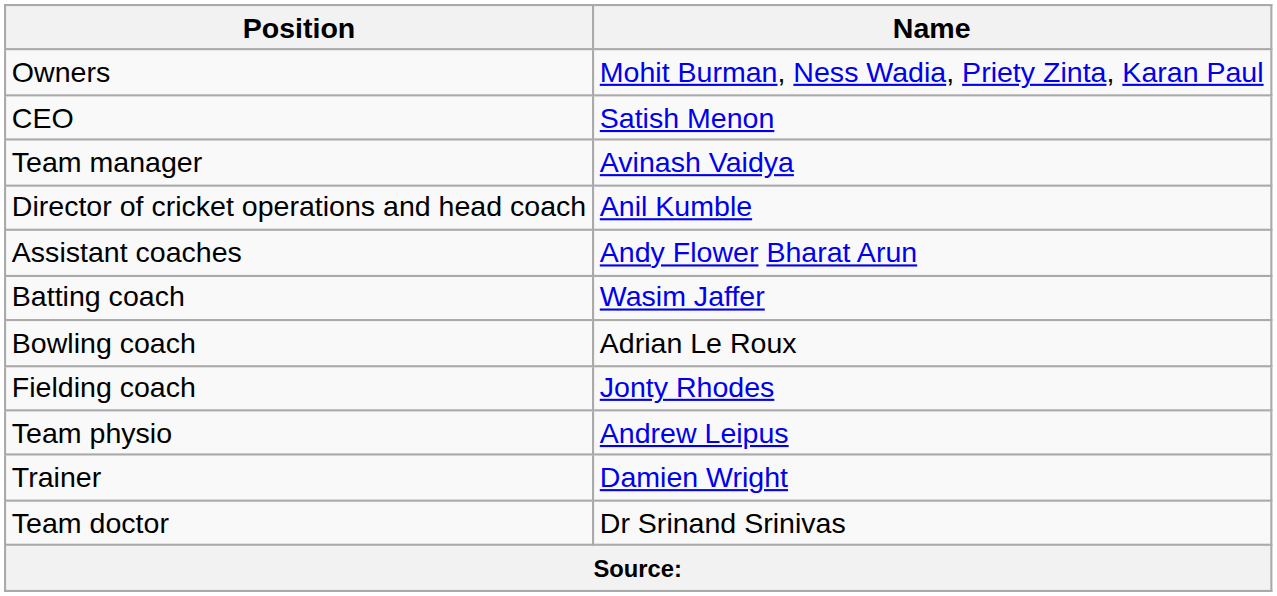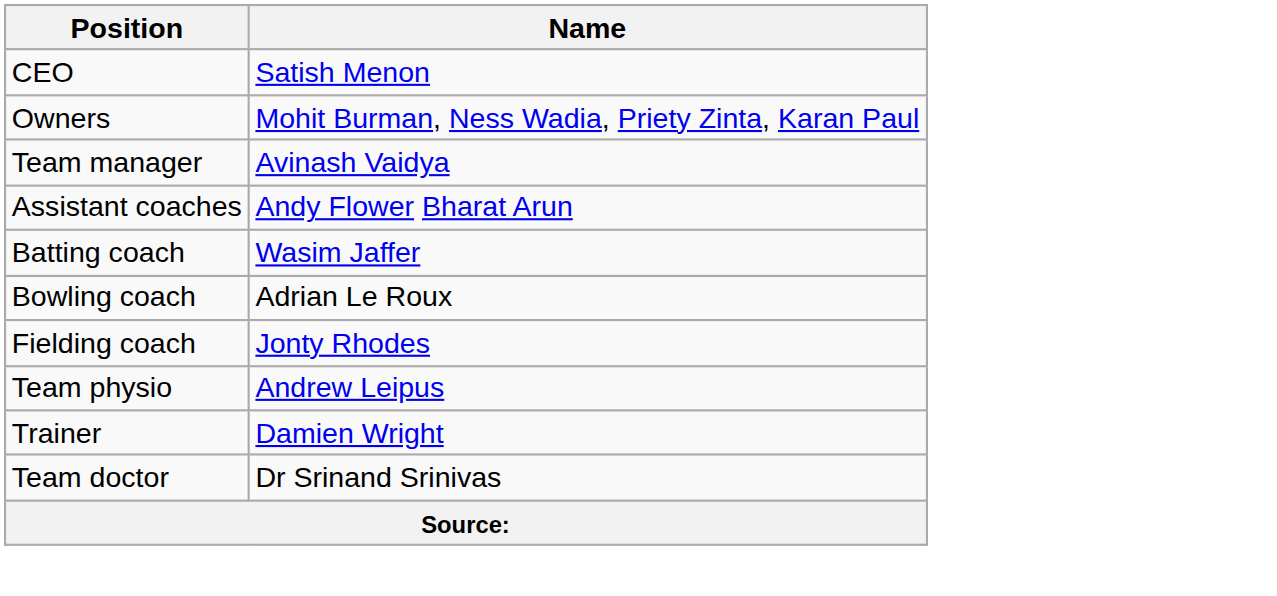rows swapped: (61, 72) <-> (43, 117)
- row: (299, 207)
